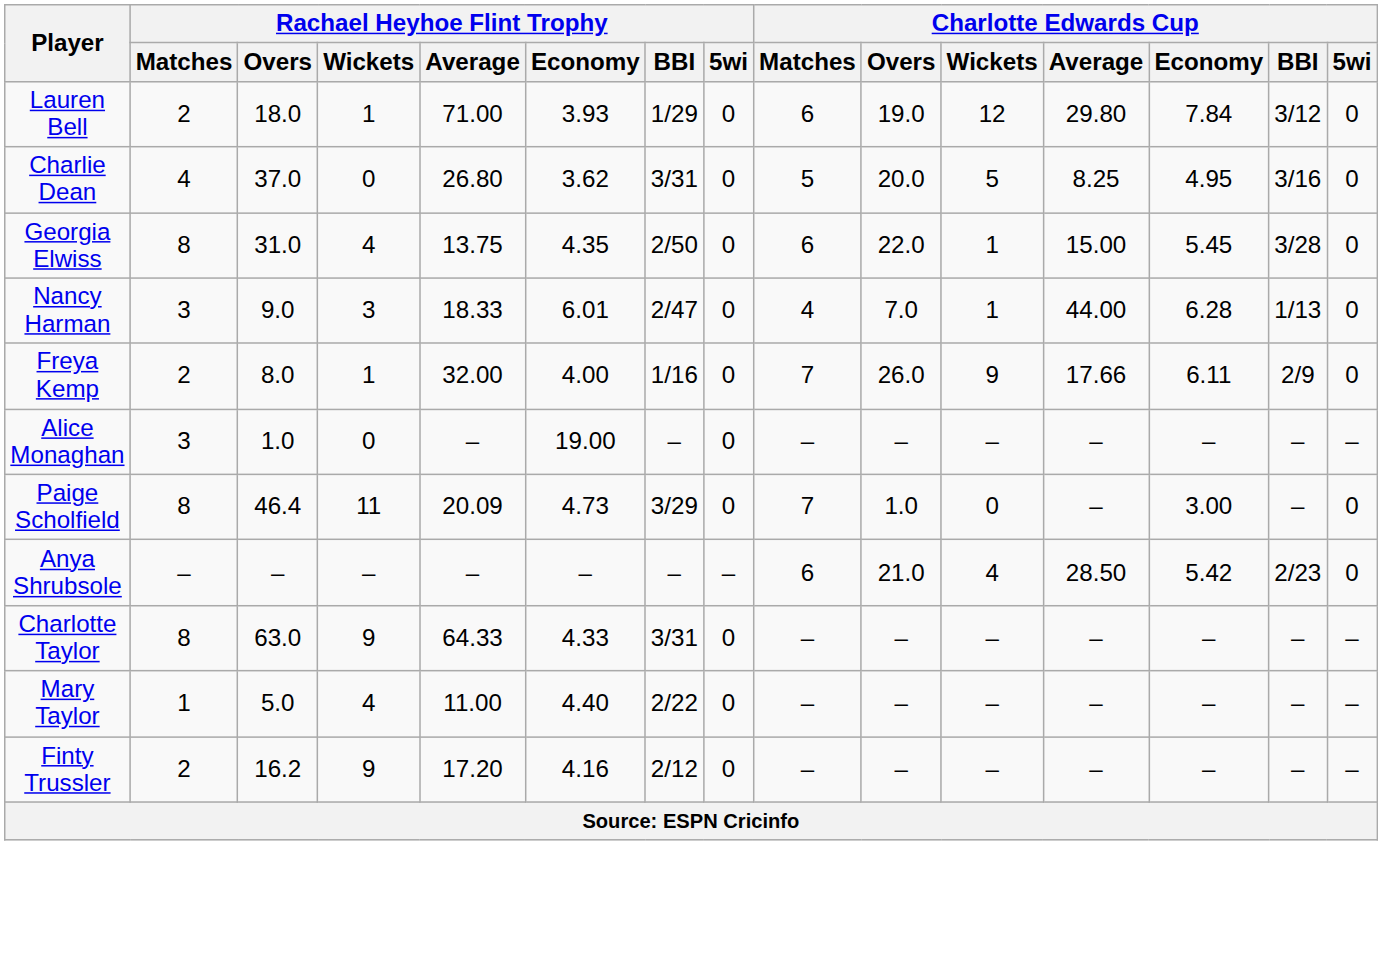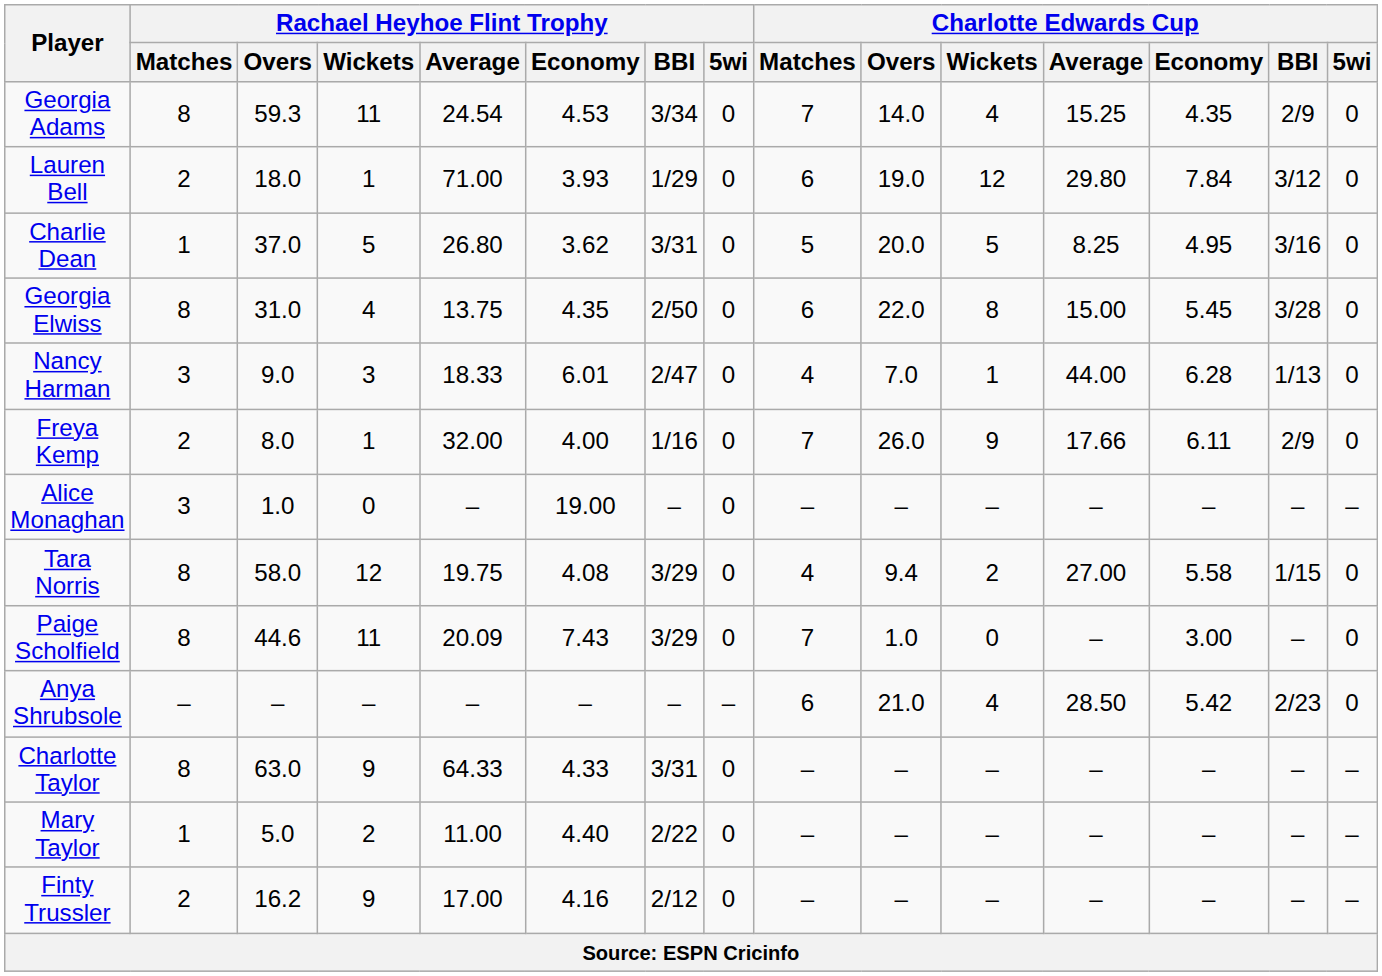+ row: (67, 113)
(184, 179) 4 -> (184, 244) 1
(369, 179) 0 -> (369, 244) 5
(992, 244) 1 -> (992, 310) 8
+ row: (67, 572)
(278, 506) 46.4 -> (278, 637) 44.6
(585, 506) 4.73 -> (585, 637) 7.43
(369, 703) 4 -> (369, 834) 2
(473, 768) 17.20 -> (473, 899) 17.00
